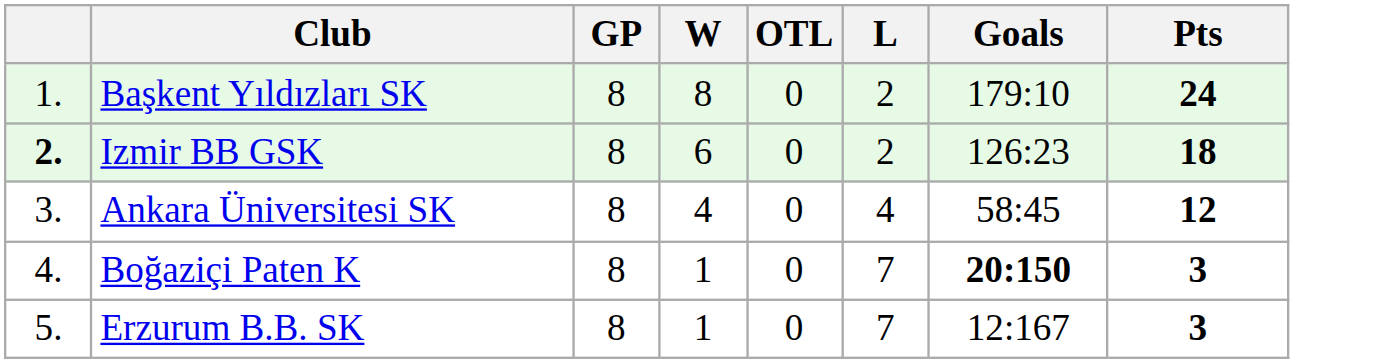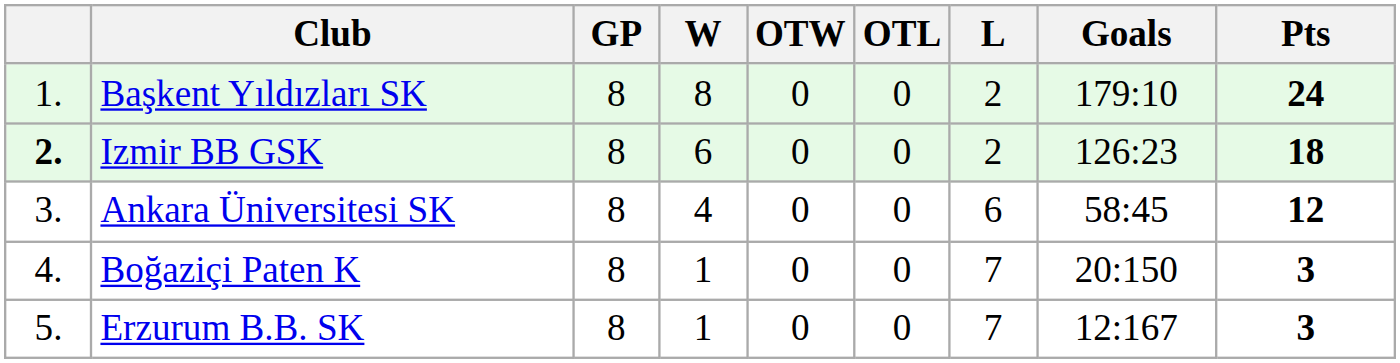+ column: (800, 33)
(885, 210) 4 -> (993, 210) 6
(1018, 269) bold -> (1126, 269) normal
